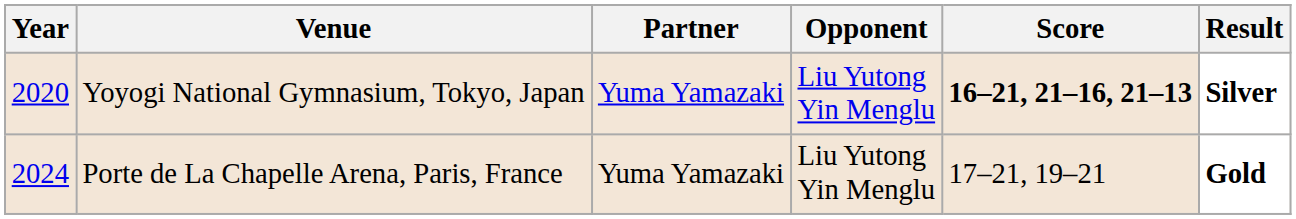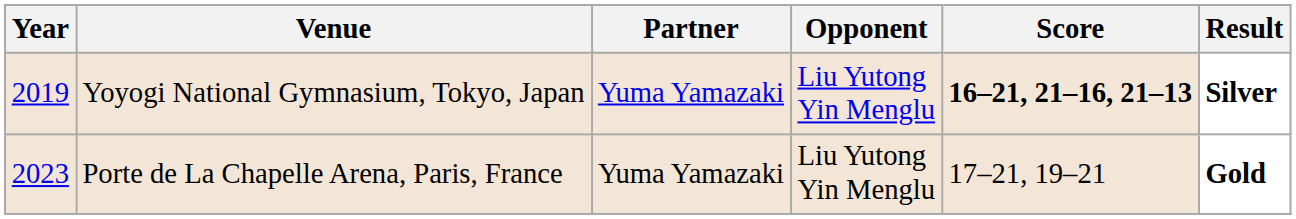(40, 92) 2020 -> (40, 92) 2019
(40, 173) 2024 -> (40, 173) 2023
